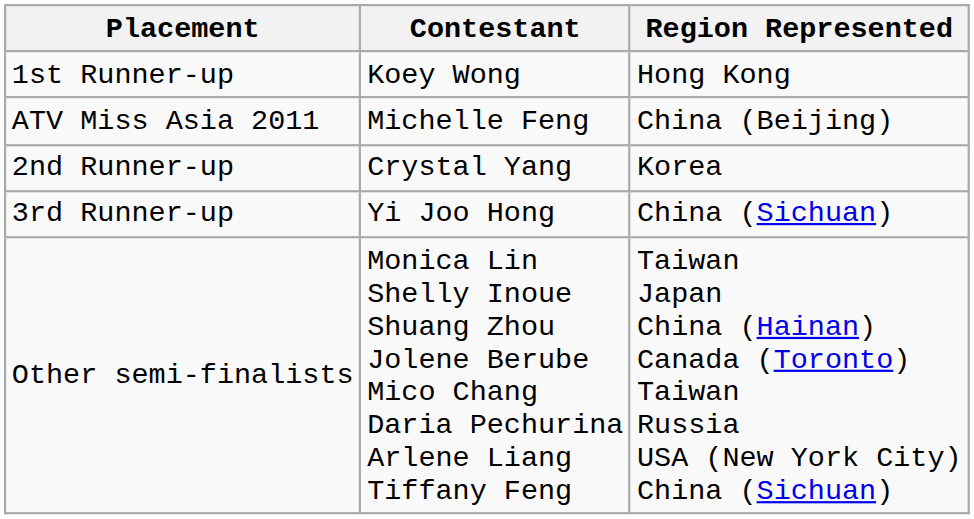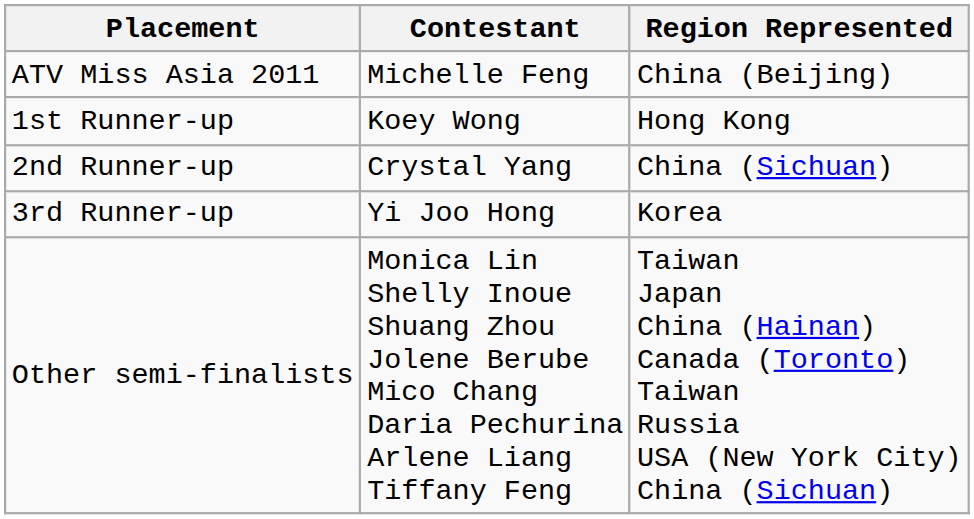rows swapped: (166, 121) <-> (123, 75)
(680, 167) Korea -> (765, 167) China (Sichuan)
(765, 214) China (Sichuan) -> (680, 214) Korea
